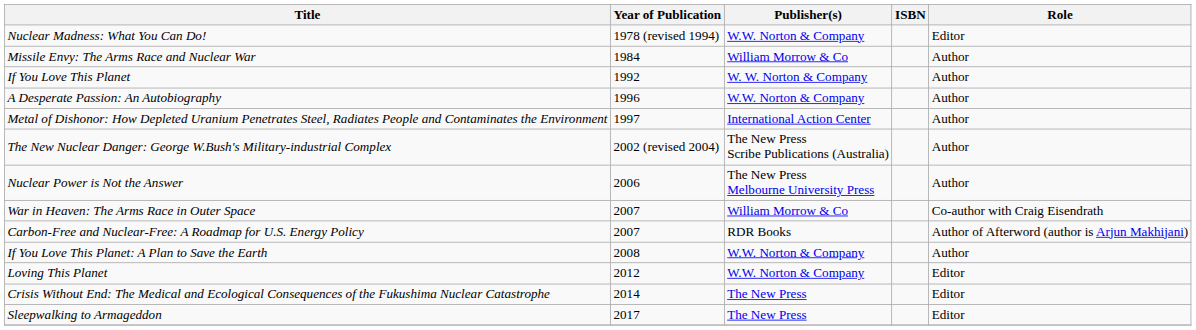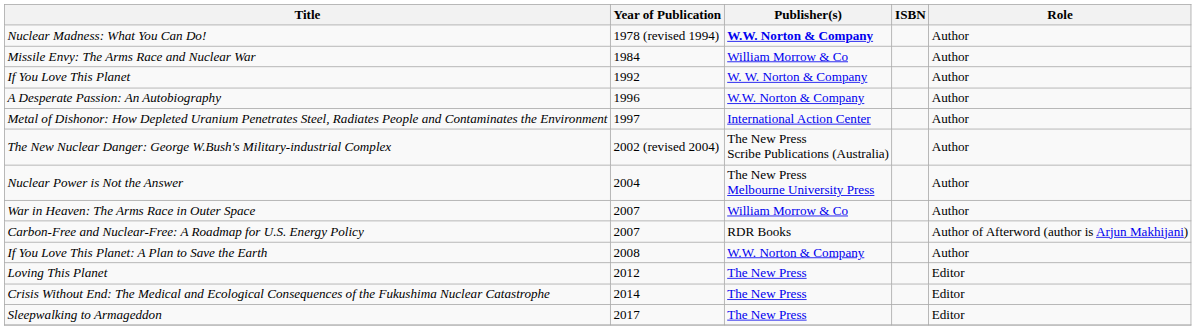(796, 35) normal -> (800, 35) bold
(948, 35) Editor -> (950, 35) Author
(627, 182) 2006 -> (627, 182) 2004
(1018, 210) Co-author with Craig Eisendrath -> (950, 210) Author
(796, 273) W.W. Norton & Company -> (767, 273) The New Press
